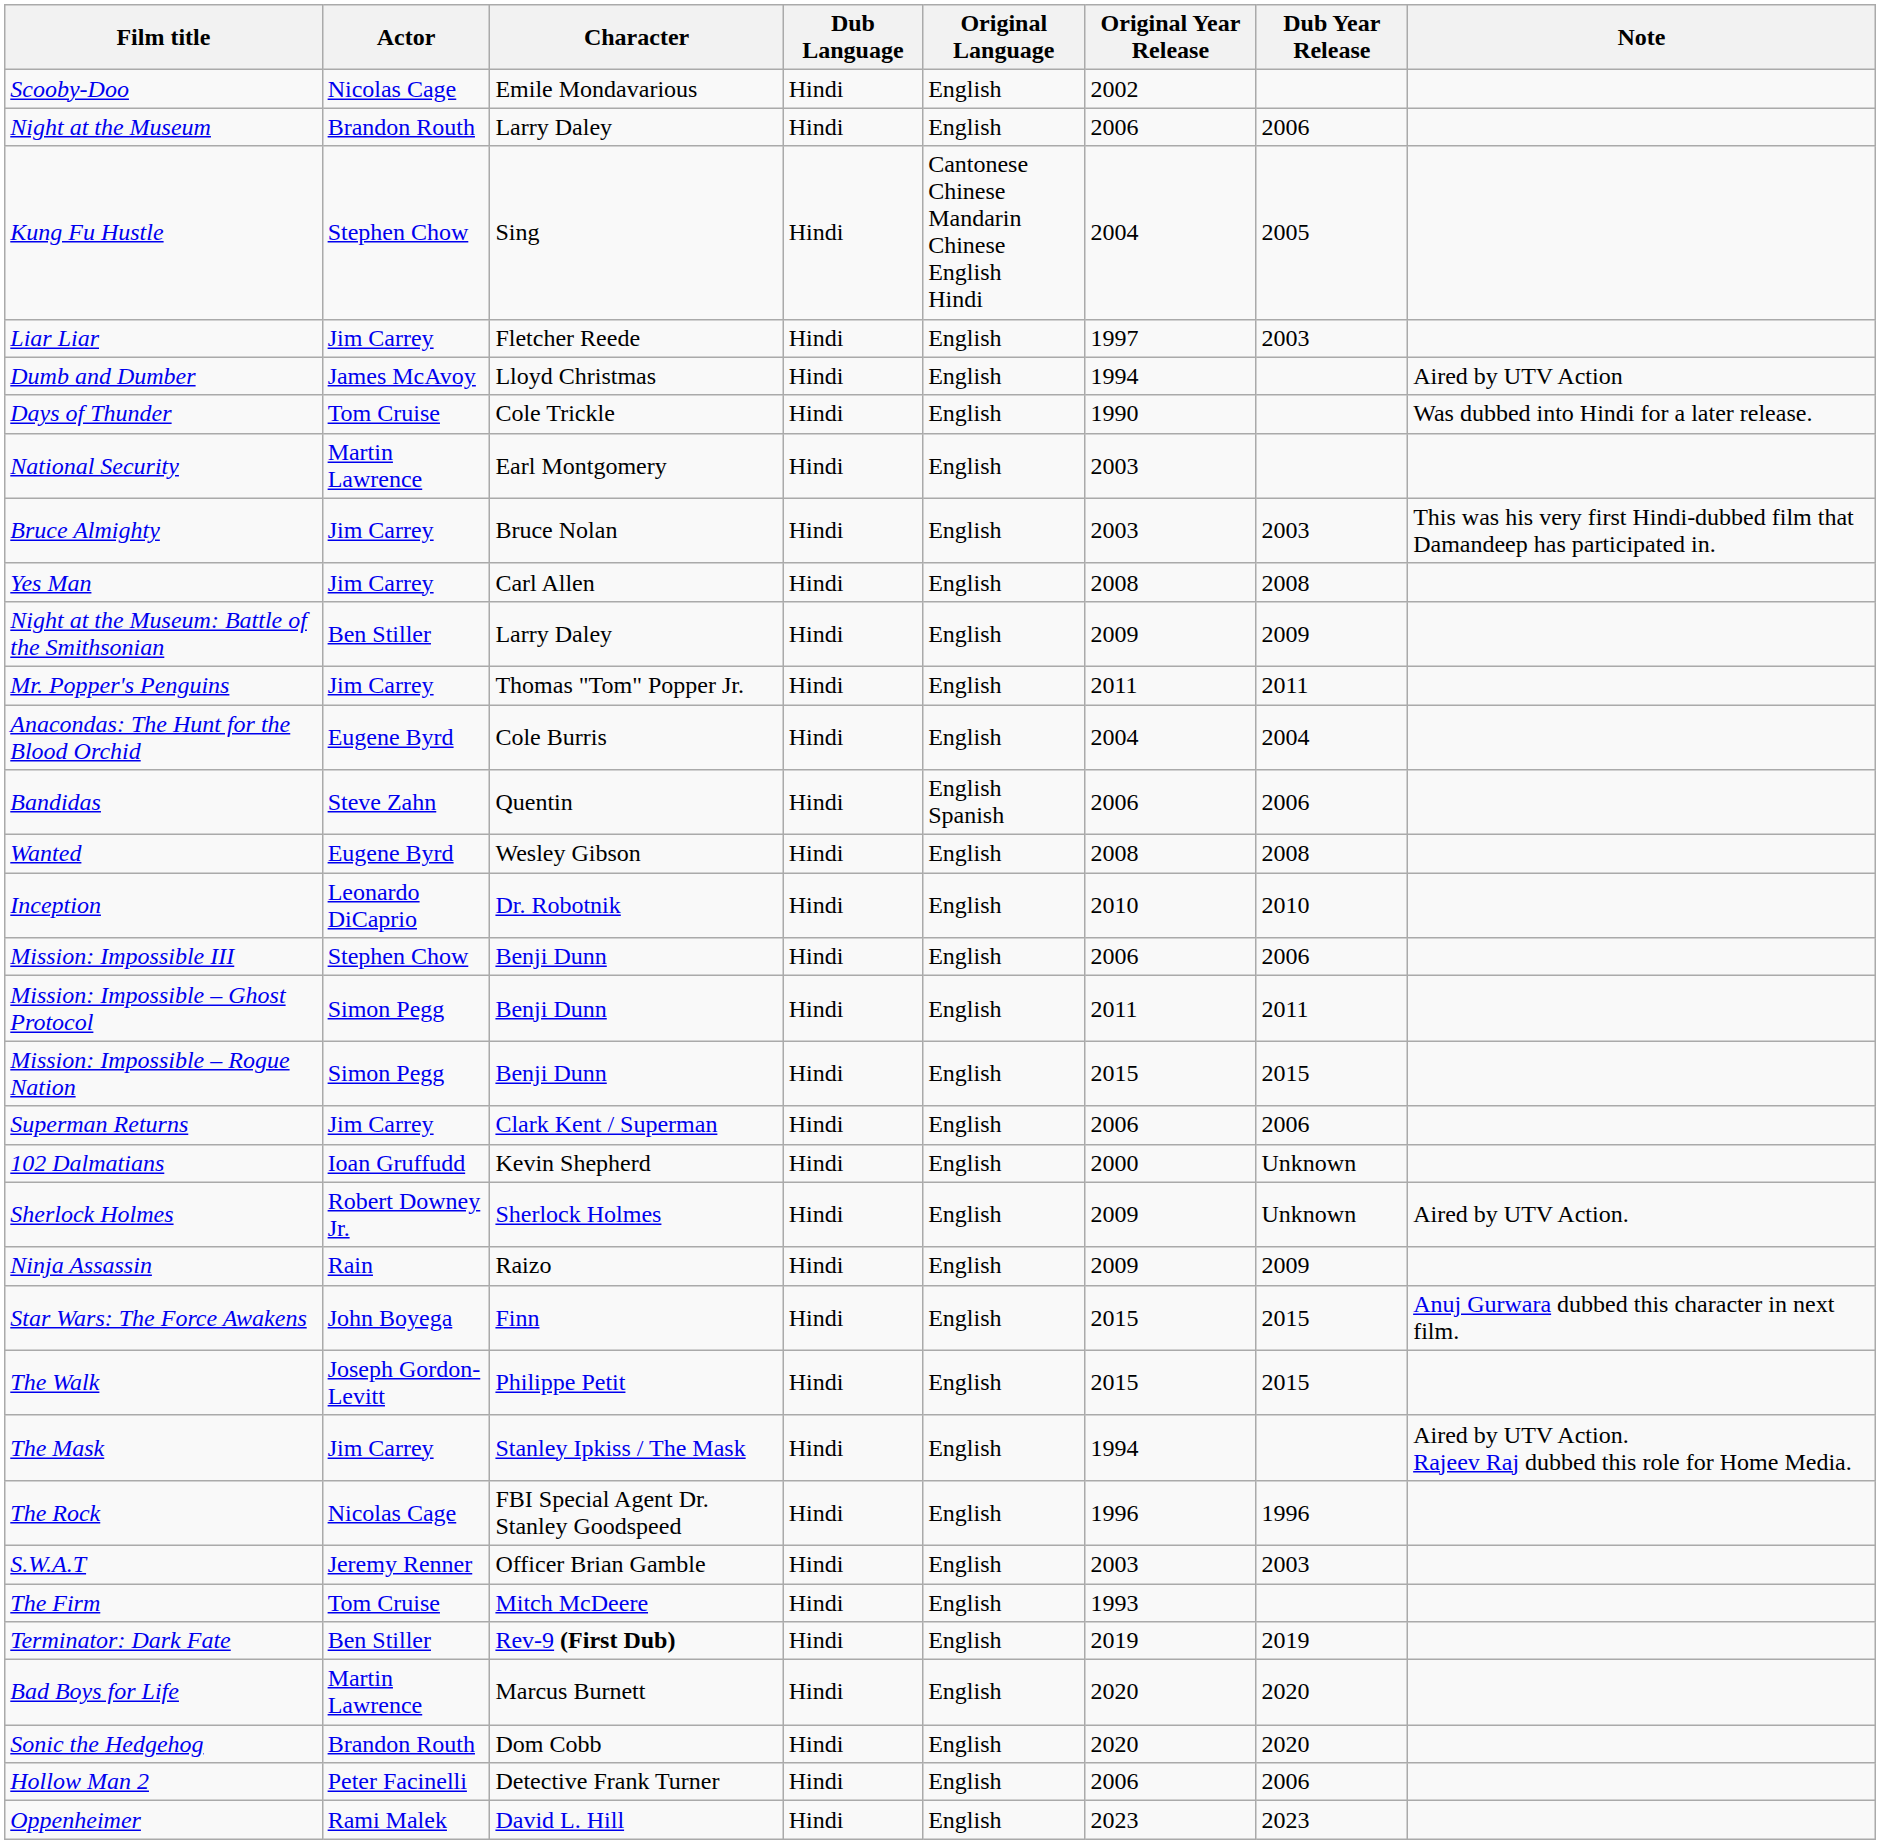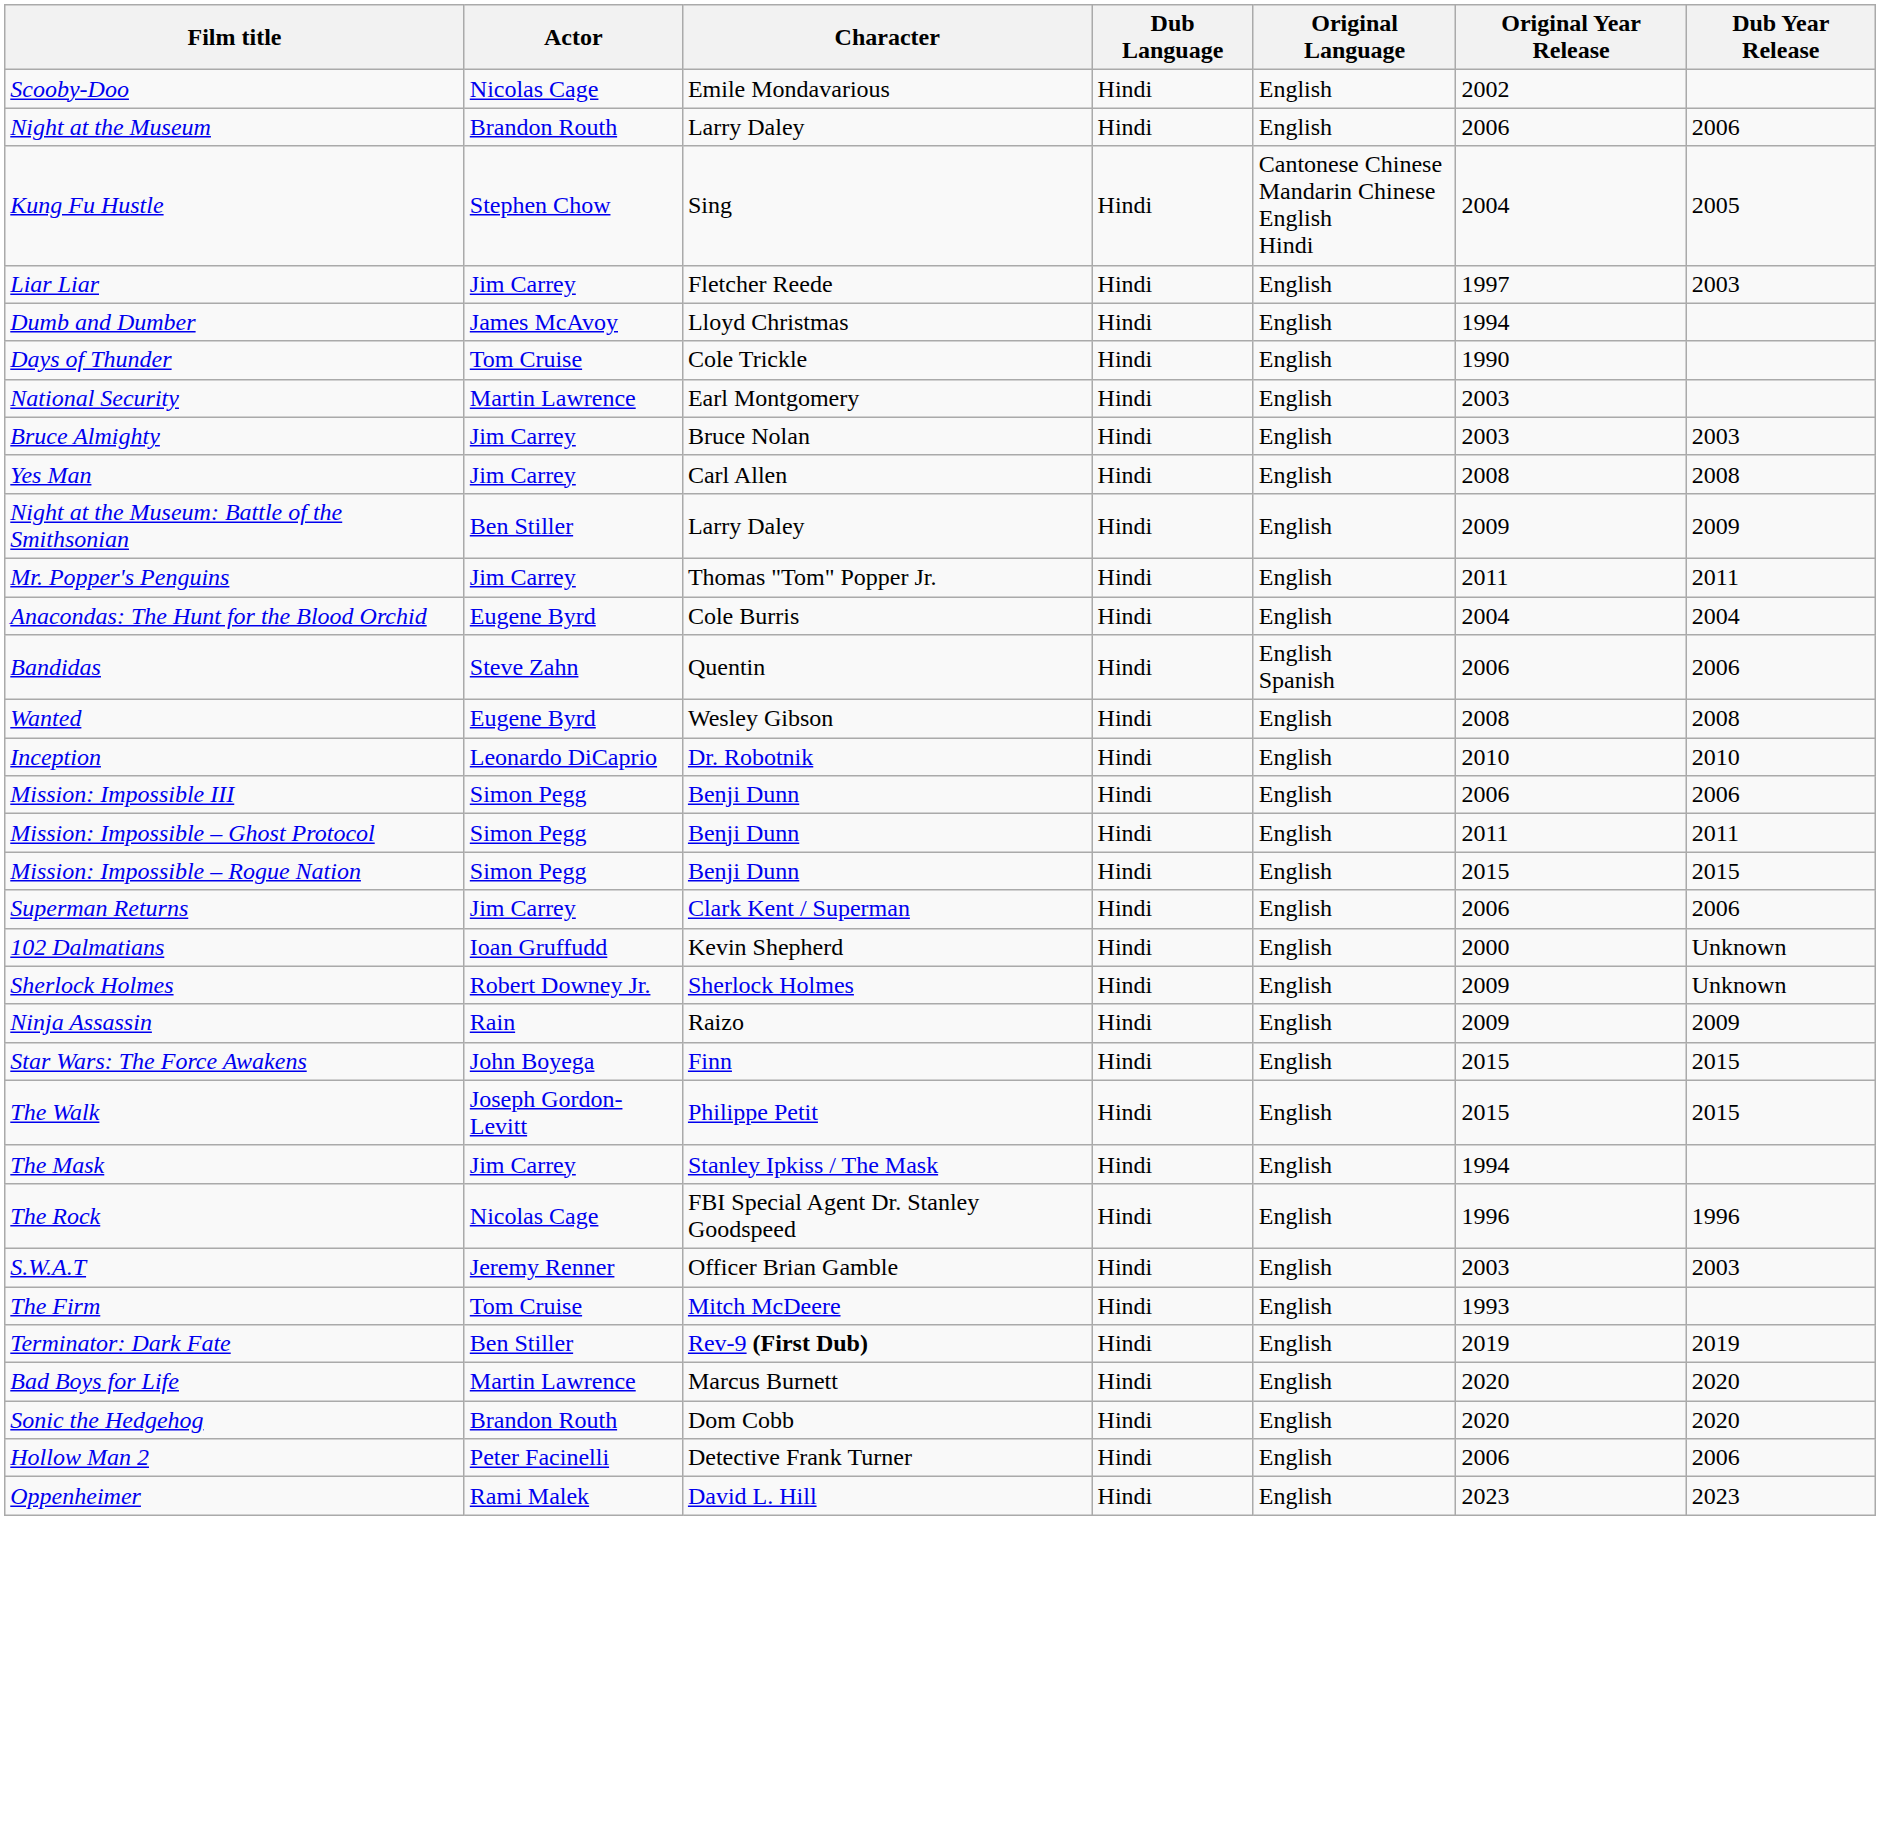- column: (1641, 37)
(398, 956) Stephen Chow -> (528, 794) Simon Pegg
